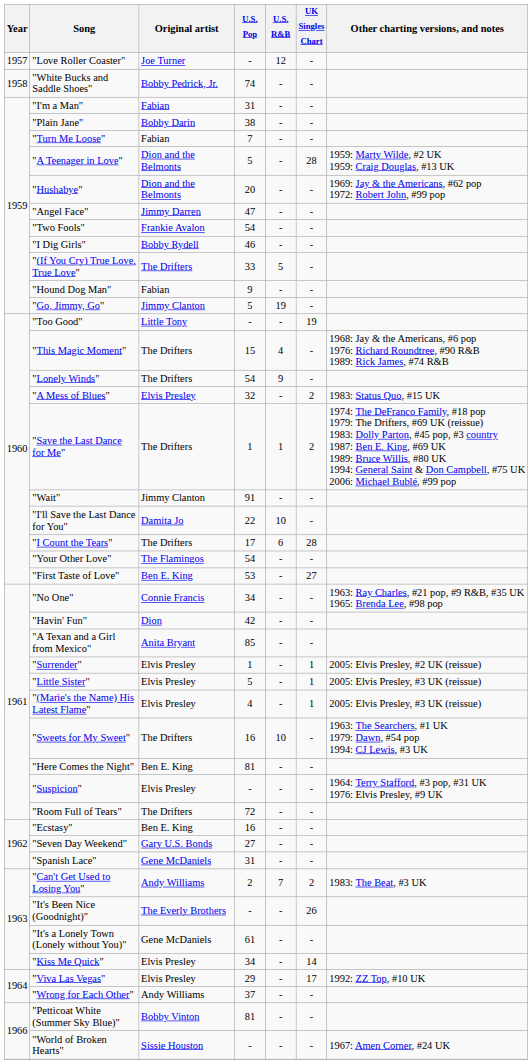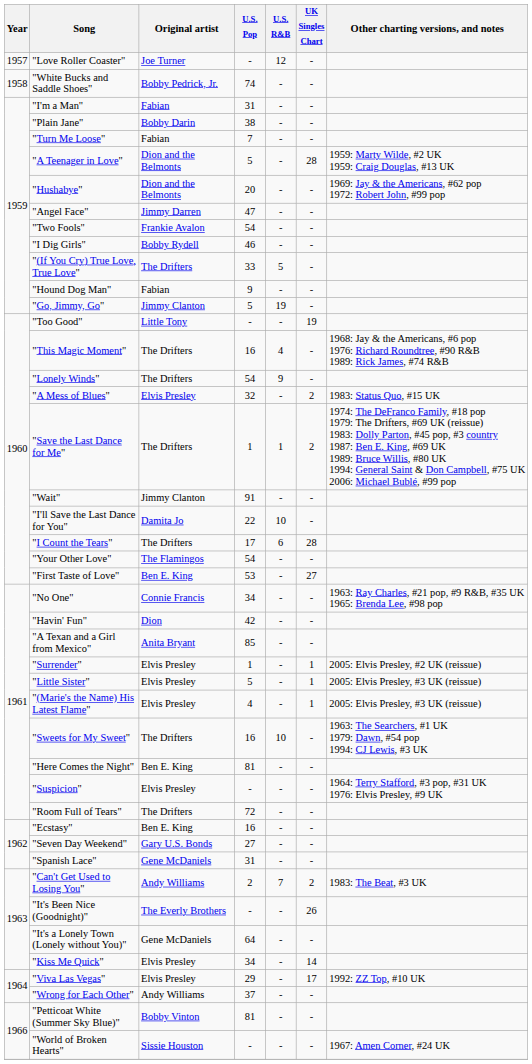(250, 350) 15 -> (250, 350) 16
(250, 939) 61 -> (250, 939) 64
